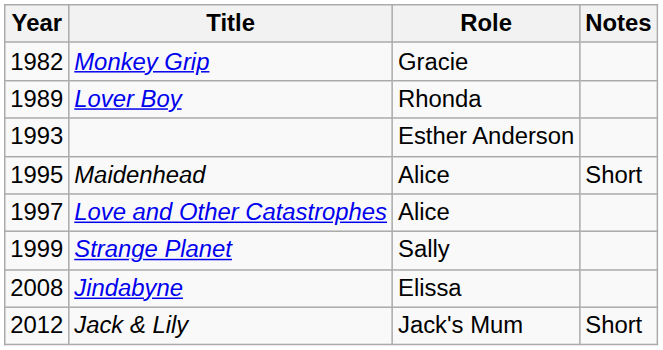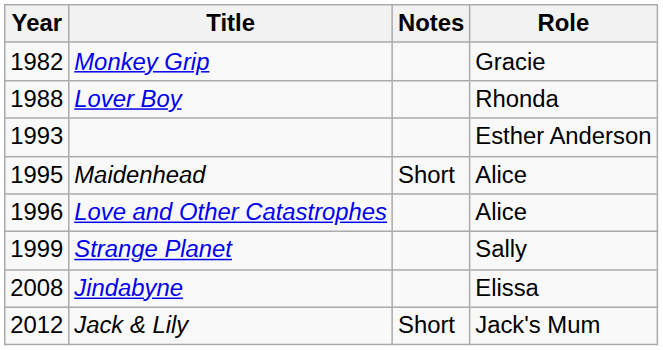columns swapped: (486, 23) <-> (618, 23)
(37, 99) 1989 -> (37, 99) 1988
(37, 212) 1997 -> (37, 212) 1996
